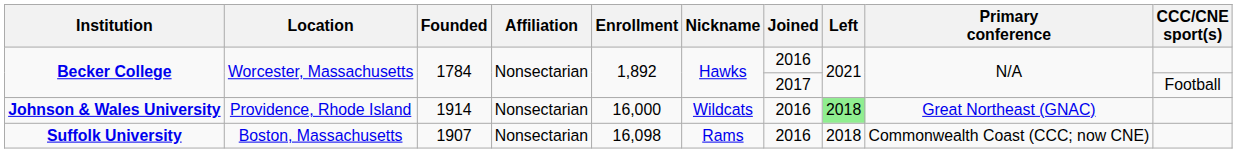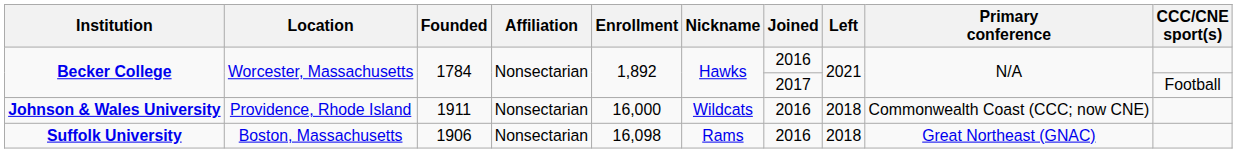(454, 110) 1914 -> (454, 110) 1911
(844, 110) lightgreen background -> (844, 110) no background
(1009, 110) Great Northeast (GNAC) -> (1009, 110) Commonwealth Coast (CCC; now CNE)
(454, 135) 1907 -> (454, 135) 1906
(1009, 135) Commonwealth Coast (CCC; now CNE) -> (1009, 135) Great Northeast (GNAC)
